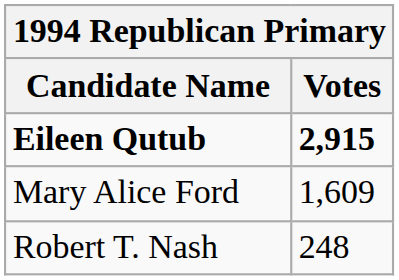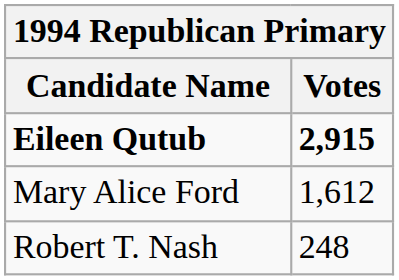(337, 192) 1,609 -> (337, 192) 1,612
